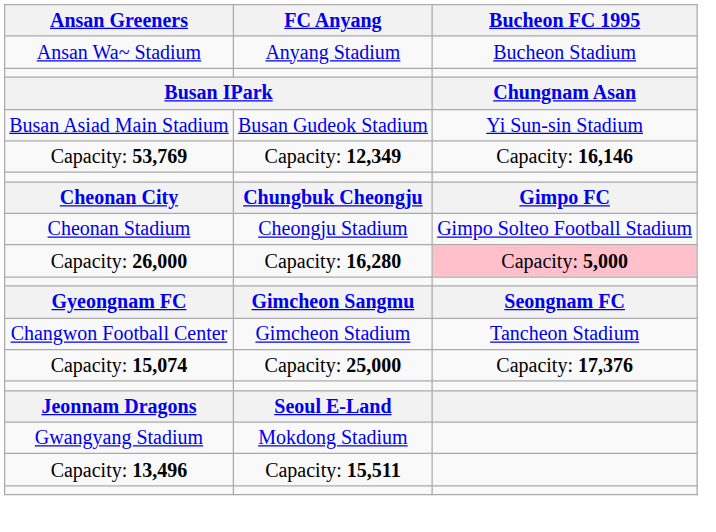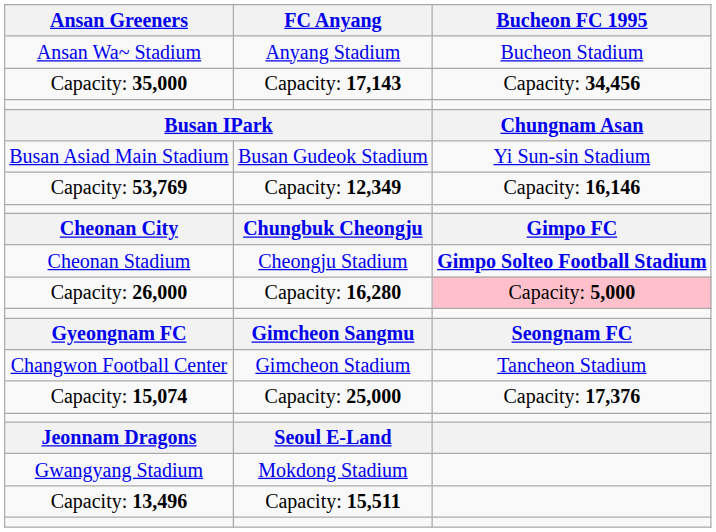+ row: (119, 83)
(565, 229) normal -> (572, 260) bold
